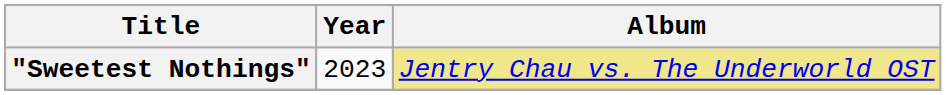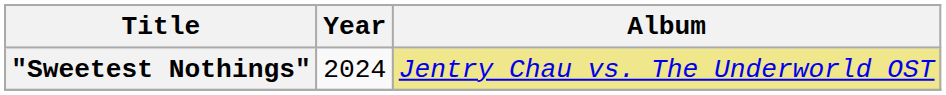(355, 69) 2023 -> (355, 69) 2024
